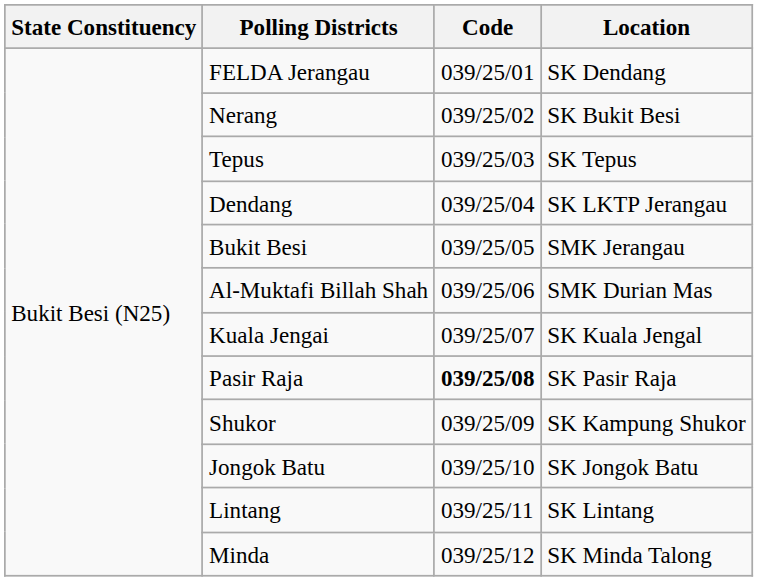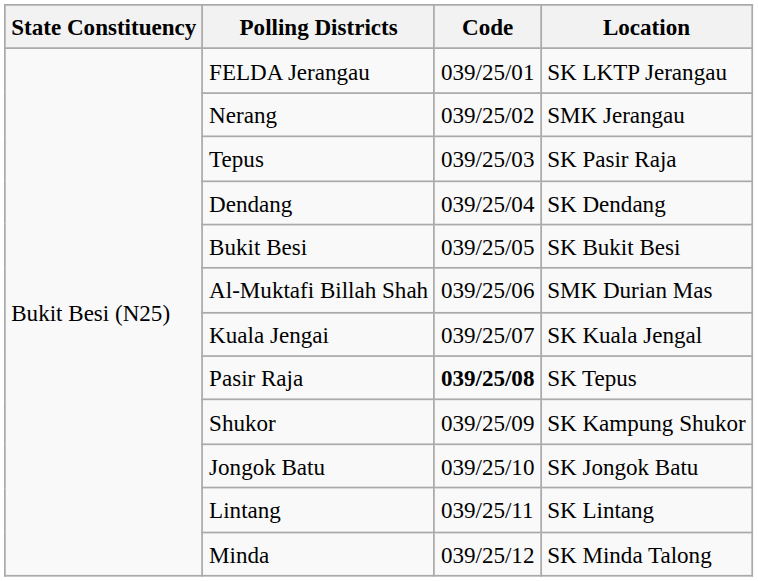(606, 72) SK Dendang -> (637, 72) SK LKTP Jerangau
(614, 115) SK Bukit Besi -> (616, 115) SMK Jerangau
(592, 159) SK Tepus -> (612, 159) SK Pasir Raja
(637, 203) SK LKTP Jerangau -> (606, 203) SK Dendang
(616, 247) SMK Jerangau -> (614, 247) SK Bukit Besi
(612, 379) SK Pasir Raja -> (592, 379) SK Tepus
